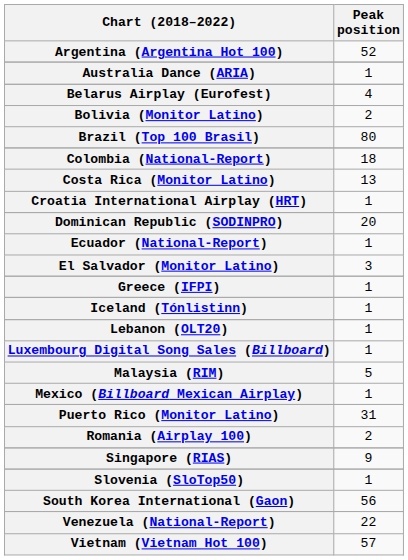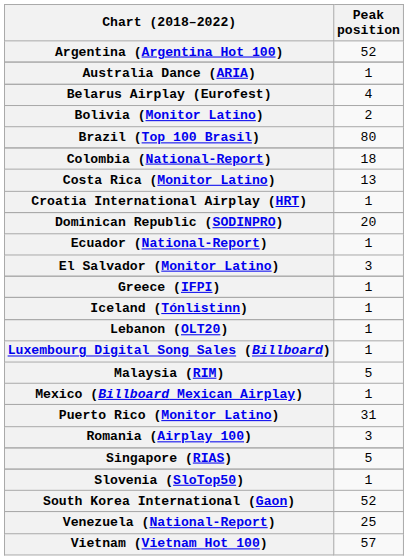(368, 437) 2 -> (368, 437) 3
(368, 458) 9 -> (368, 458) 5
(368, 501) 56 -> (368, 501) 52
(368, 523) 22 -> (368, 523) 25
